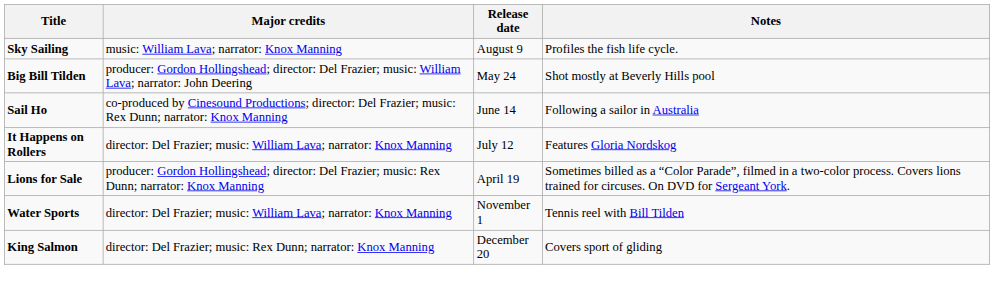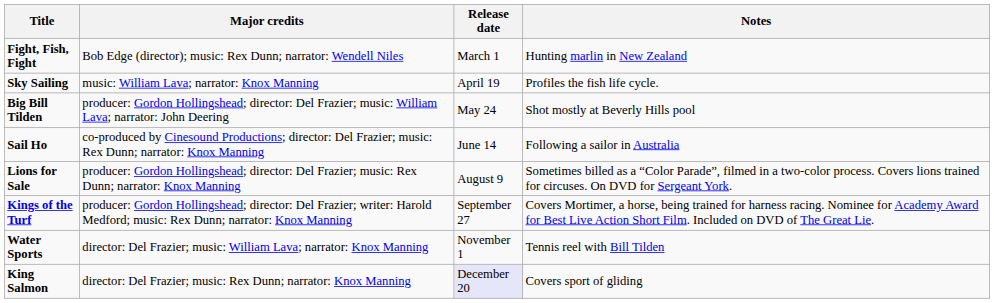+ row: (38, 55)
(500, 48) August 9 -> (478, 83) April 19
- row: (46, 144)
(498, 178) April 19 -> (480, 178) August 9
+ row: (40, 213)
(503, 247) no background -> (483, 281) lavender background
